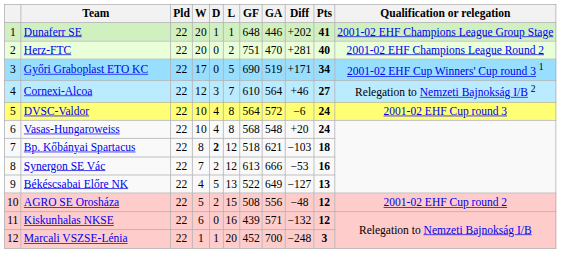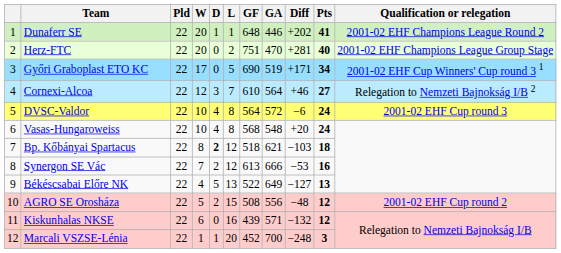(445, 31) 2001-02 EHF Champions League Group Stage -> (445, 31) 2001-02 EHF Champions League Round 2
(445, 50) 2001-02 EHF Champions League Round 2 -> (445, 50) 2001-02 EHF Champions League Group Stage
